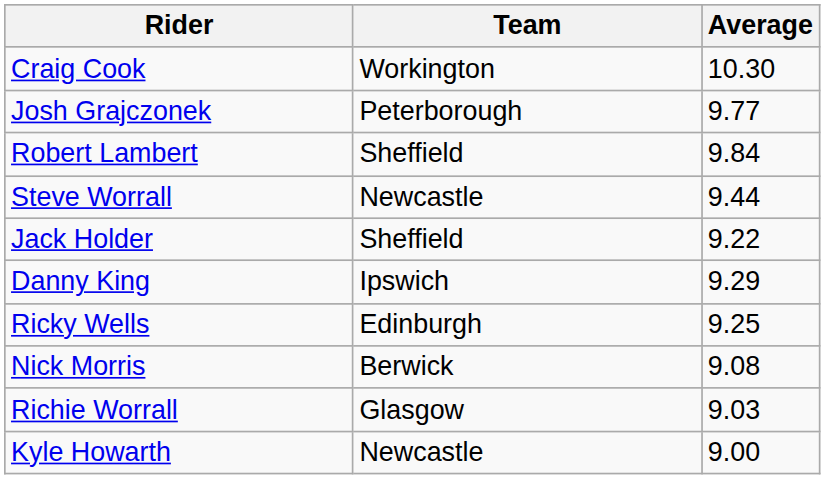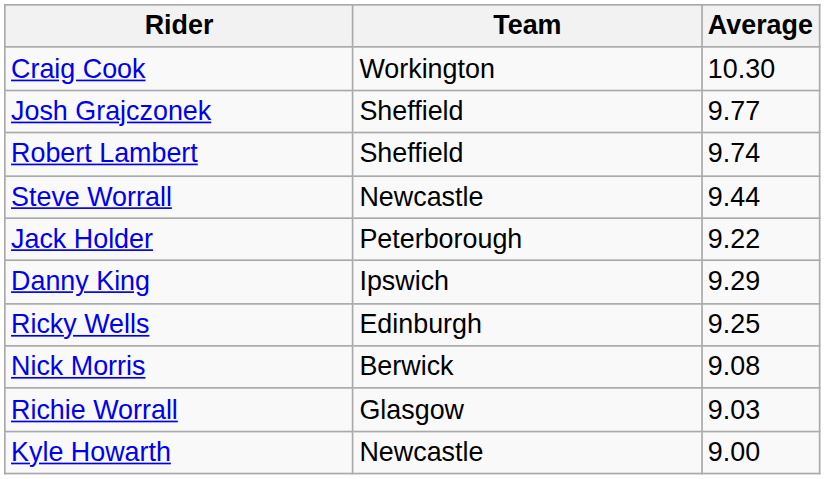(441, 111) Peterborough -> (411, 111) Sheffield
(734, 153) 9.84 -> (734, 153) 9.74
(411, 238) Sheffield -> (441, 238) Peterborough
